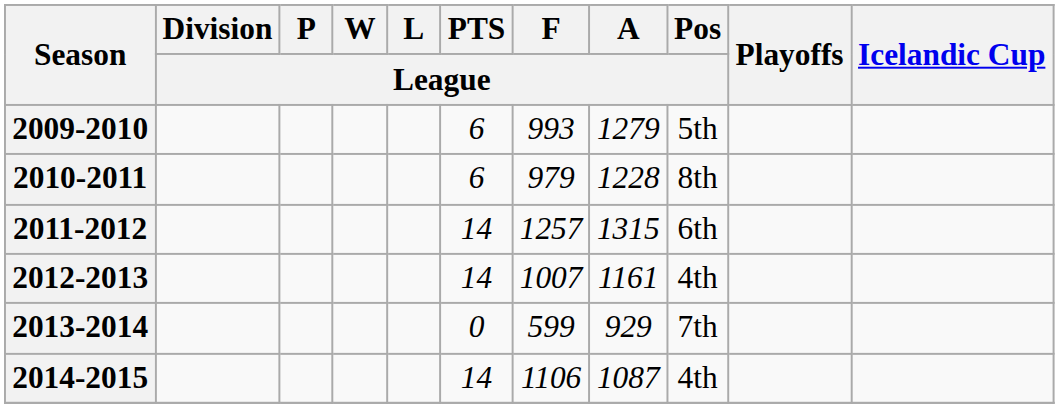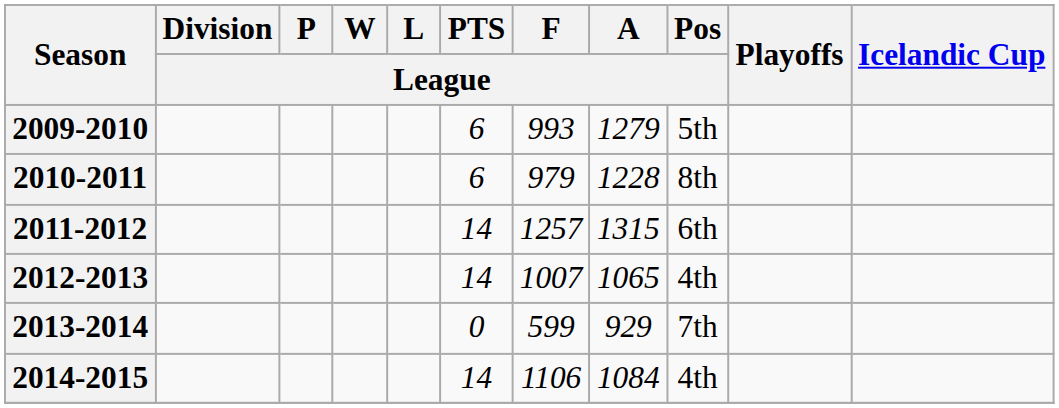(628, 278) 1161 -> (628, 278) 1065
(628, 377) 1087 -> (628, 377) 1084
